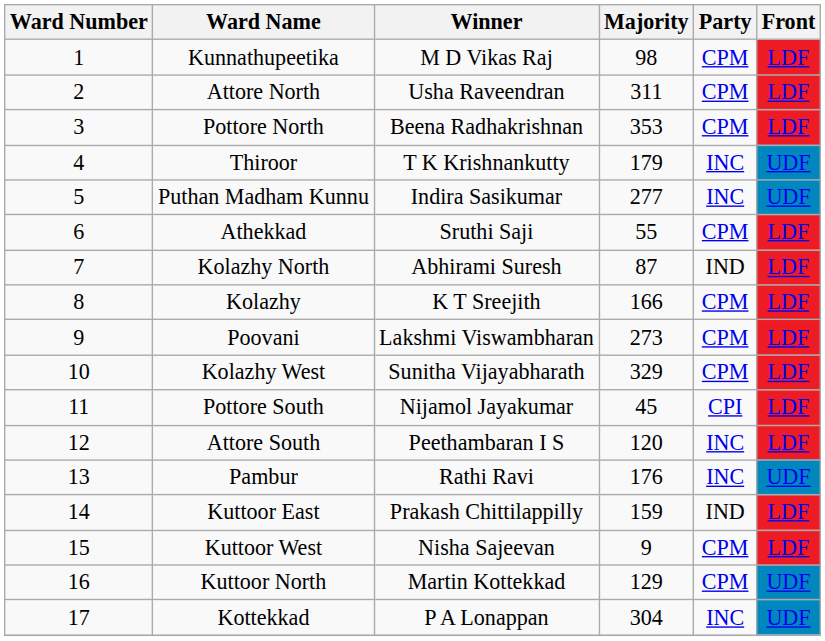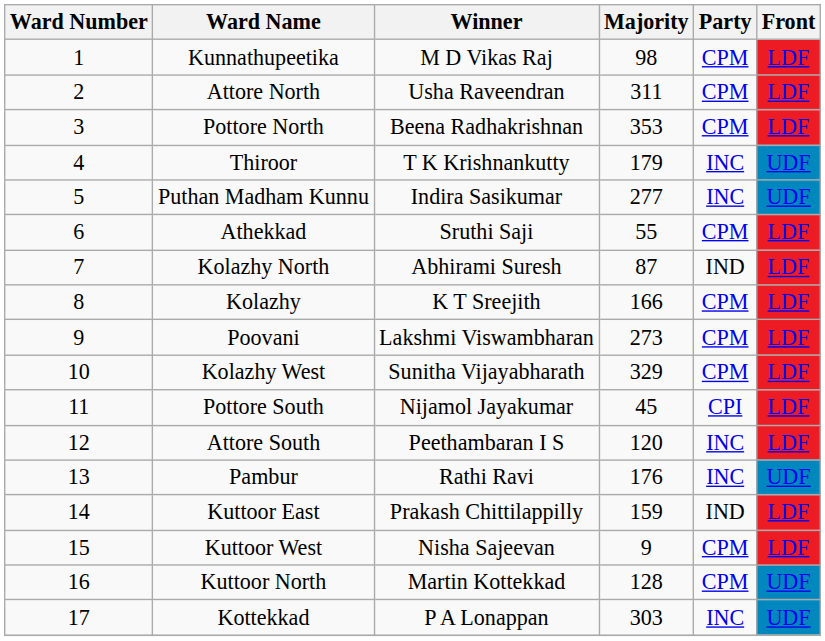(646, 582) 129 -> (646, 582) 128
(646, 617) 304 -> (646, 617) 303
